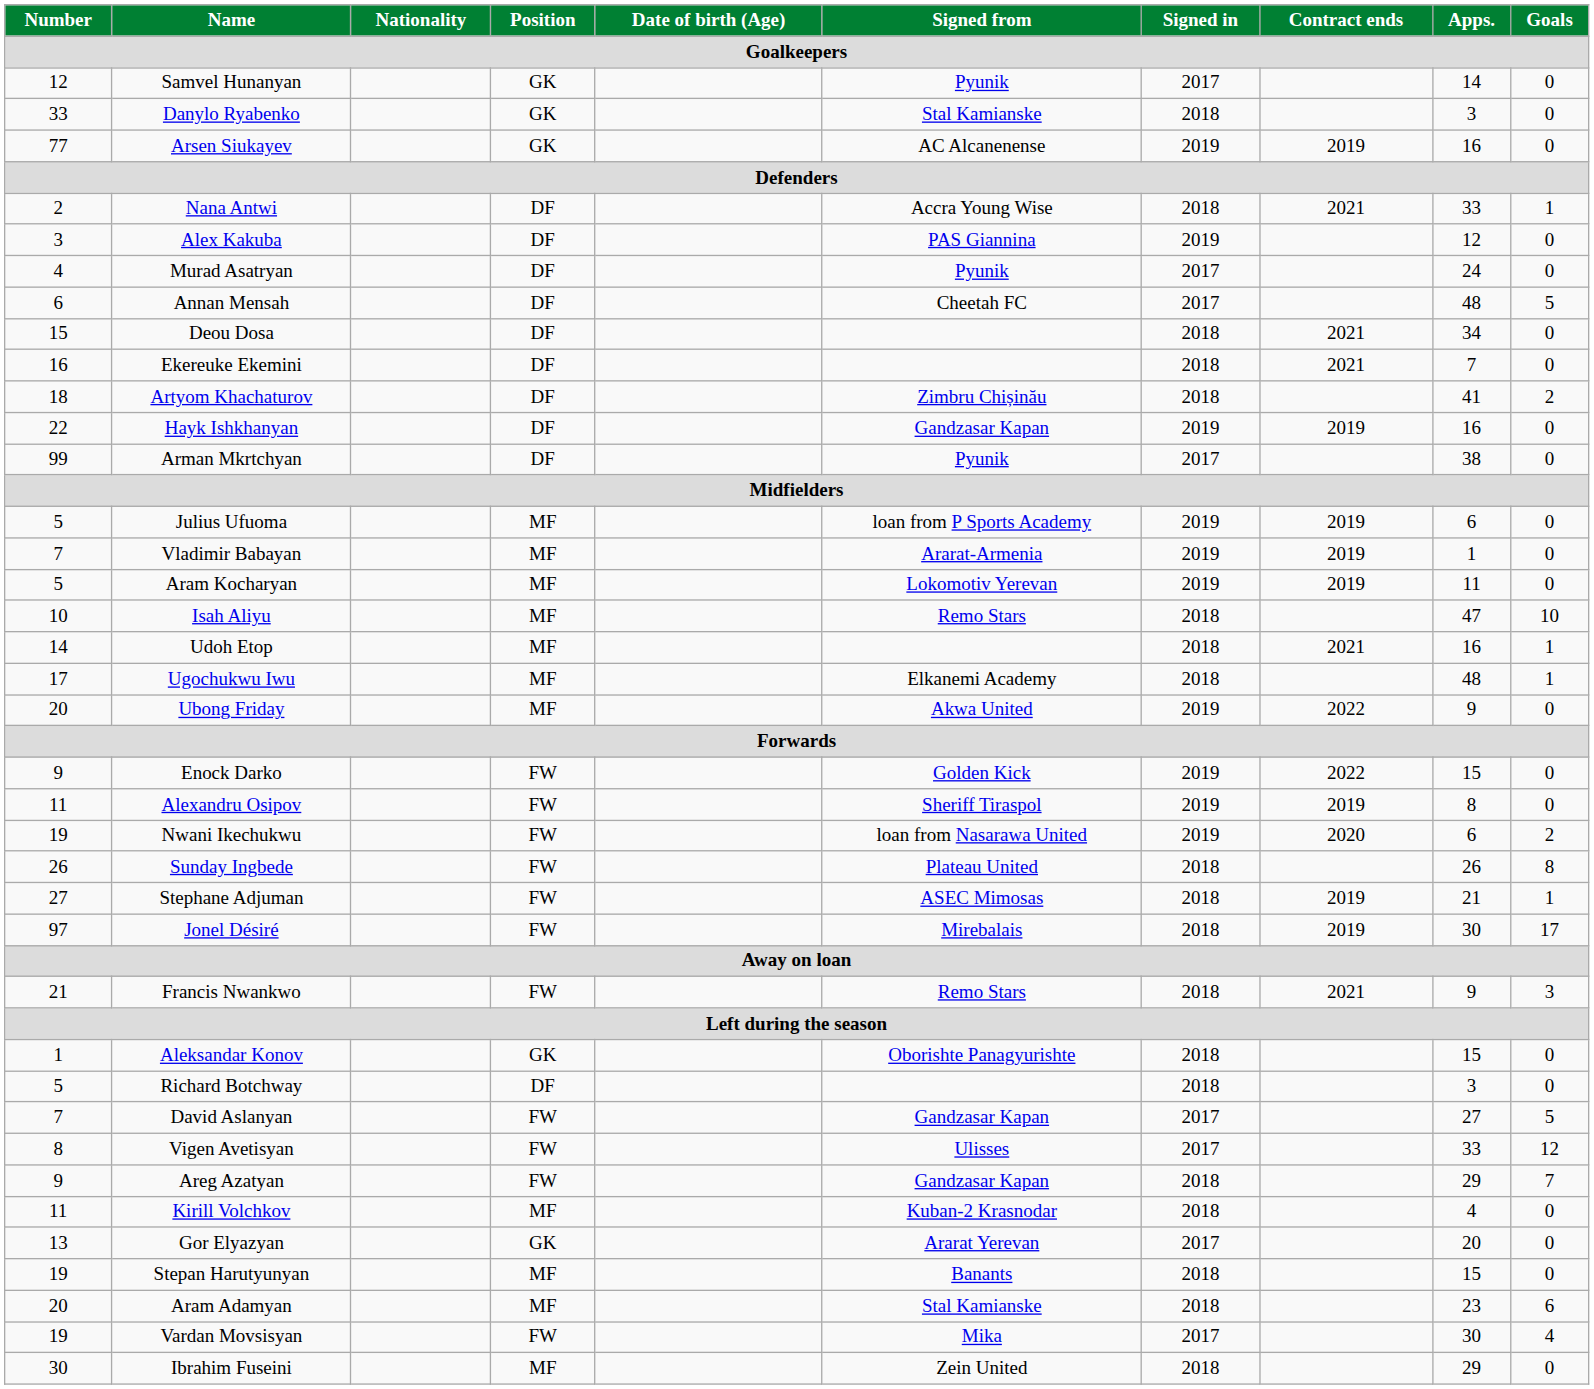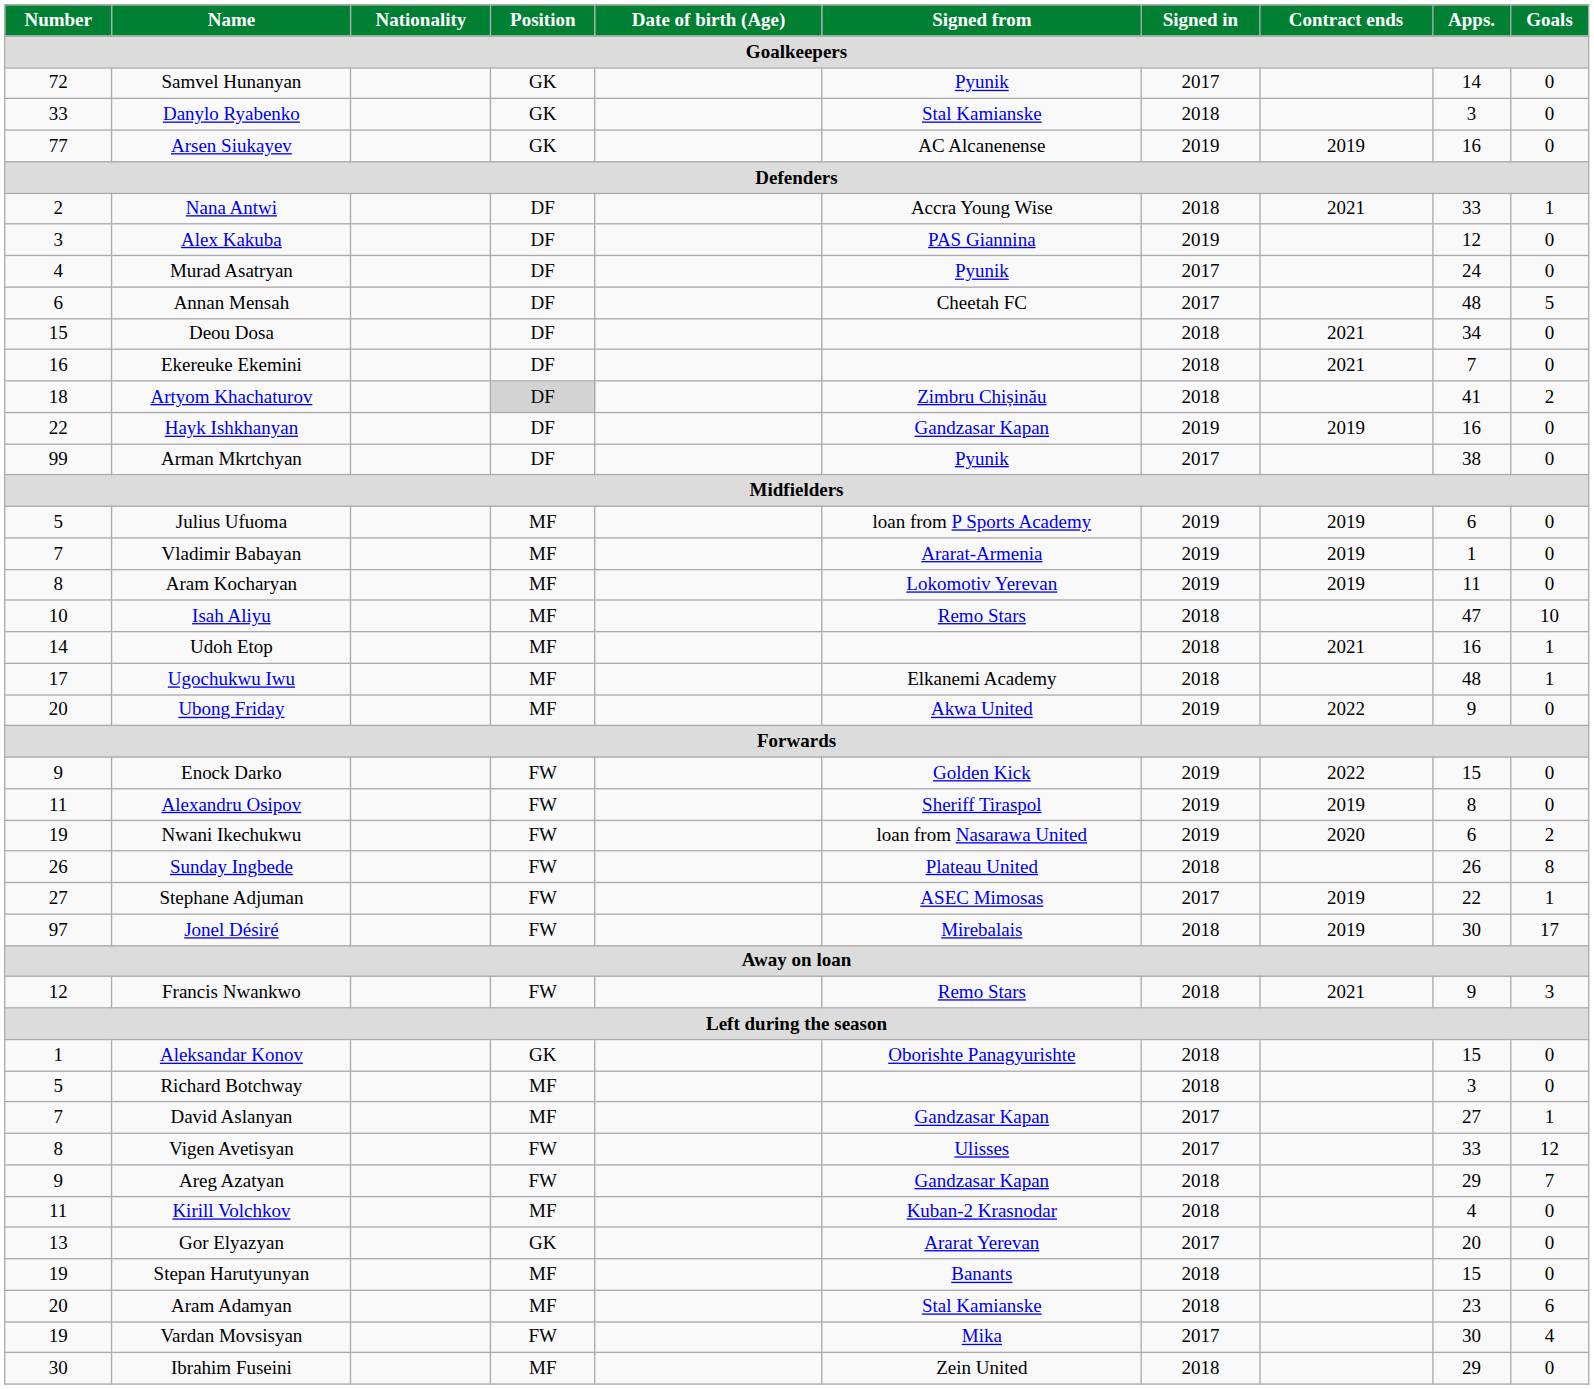(58, 83) 12 -> (58, 83) 72
(543, 396) no background -> (543, 396) lightgrey background
(58, 584) 5 -> (58, 584) 8
(1200, 898) 2018 -> (1200, 898) 2017
(1472, 898) 21 -> (1472, 898) 22
(58, 992) 21 -> (58, 992) 12
(543, 1086) DF -> (543, 1086) MF
(543, 1117) FW -> (543, 1117) MF
(1550, 1117) 5 -> (1550, 1117) 1
